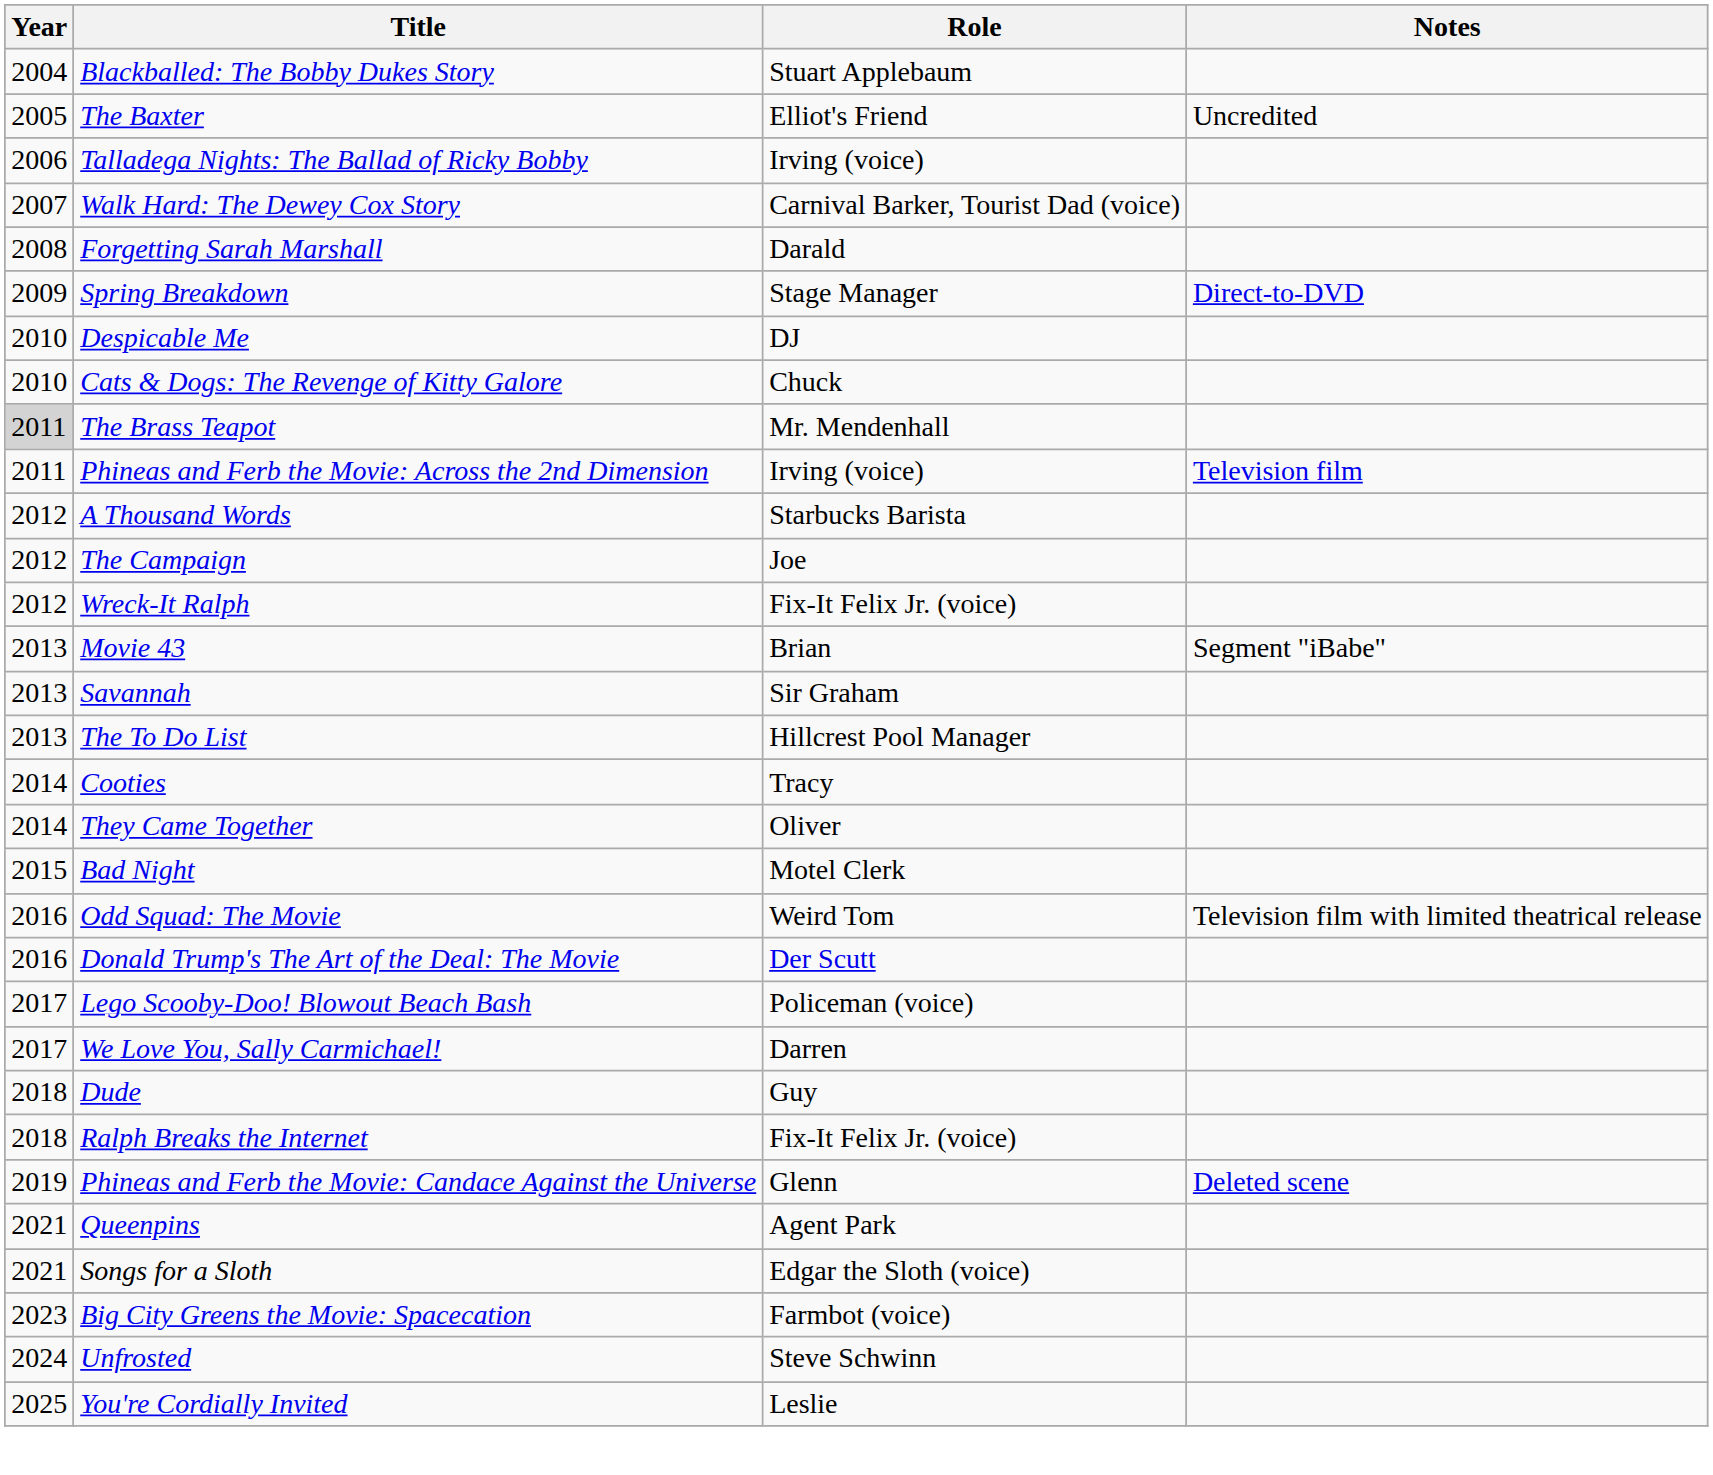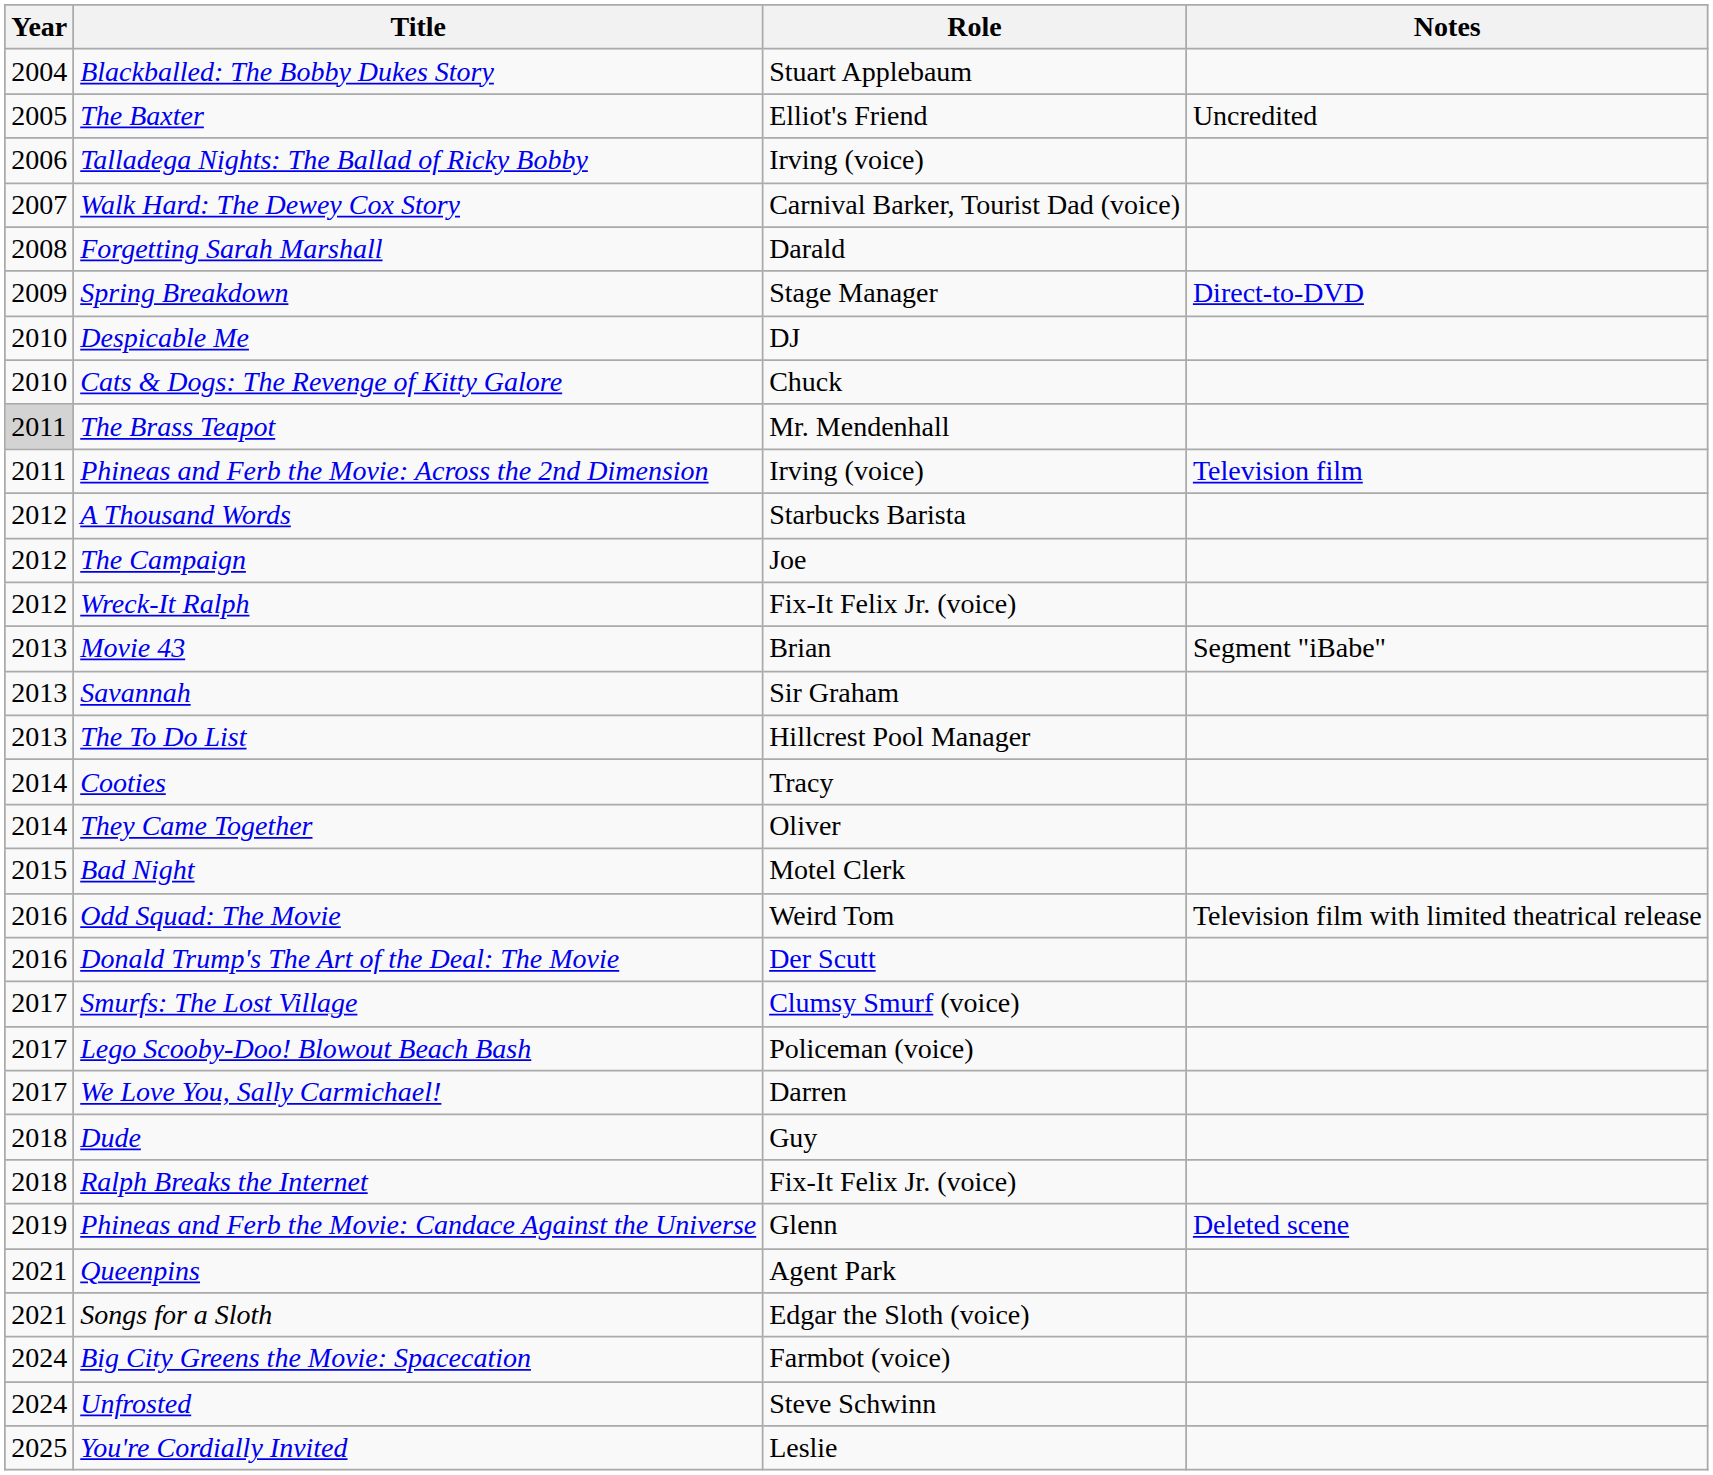+ row: (219, 1003)
(39, 1314) 2023 -> (39, 1358) 2024
